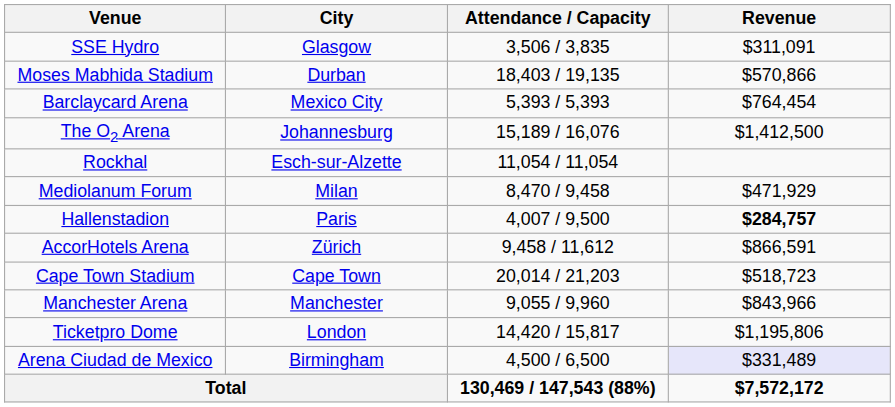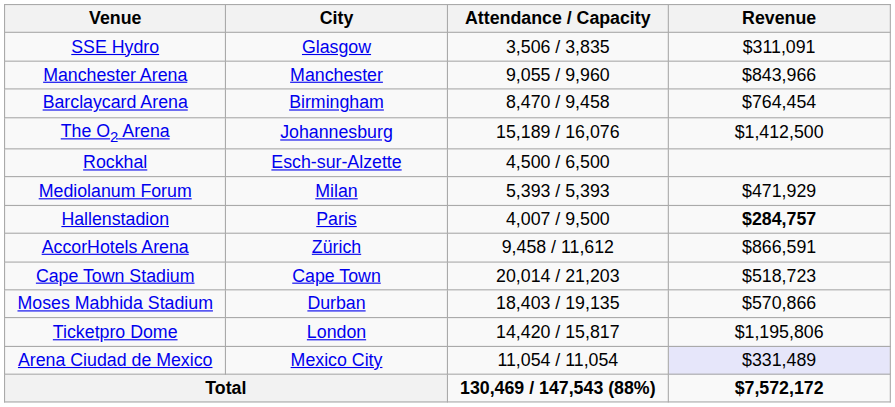rows swapped: (115, 303) <-> (115, 74)
(337, 103) Mexico City -> (337, 103) Birmingham
(558, 103) 5,393 / 5,393 -> (558, 103) 8,470 / 9,458
(558, 162) 11,054 / 11,054 -> (558, 162) 4,500 / 6,500
(558, 191) 8,470 / 9,458 -> (558, 191) 5,393 / 5,393
(337, 360) Birmingham -> (337, 360) Mexico City
(558, 360) 4,500 / 6,500 -> (558, 360) 11,054 / 11,054
